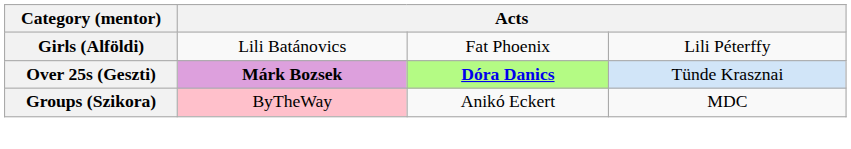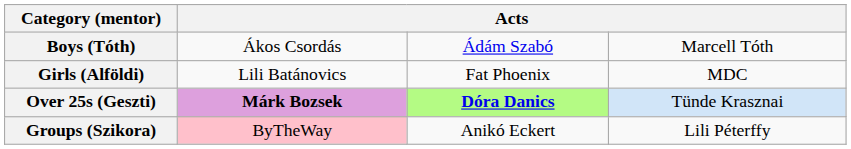+ row: (91, 46)
(727, 46) Lili Péterffy -> (727, 74) MDC
(727, 102) MDC -> (727, 130) Lili Péterffy
